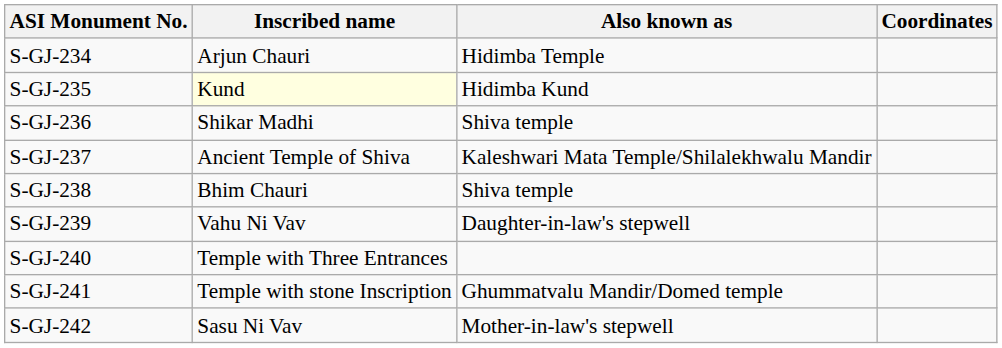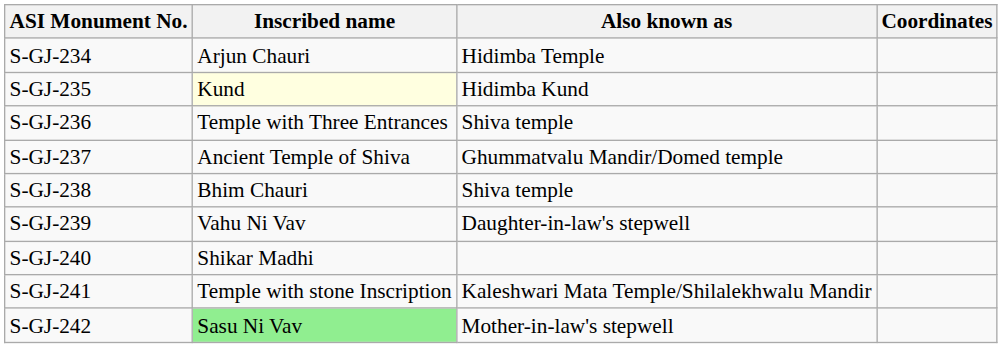(256, 122) Shikar Madhi -> (323, 122) Temple with Three Entrances
(667, 156) Kaleshwari Mata Temple/Shilalekhwalu Mandir -> (622, 156) Ghummatvalu Mandir/Domed temple
(323, 257) Temple with Three Entrances -> (256, 257) Shikar Madhi
(622, 291) Ghummatvalu Mandir/Domed temple -> (667, 291) Kaleshwari Mata Temple/Shilalekhwalu Mandir
(250, 325) no background -> (250, 325) lightgreen background
